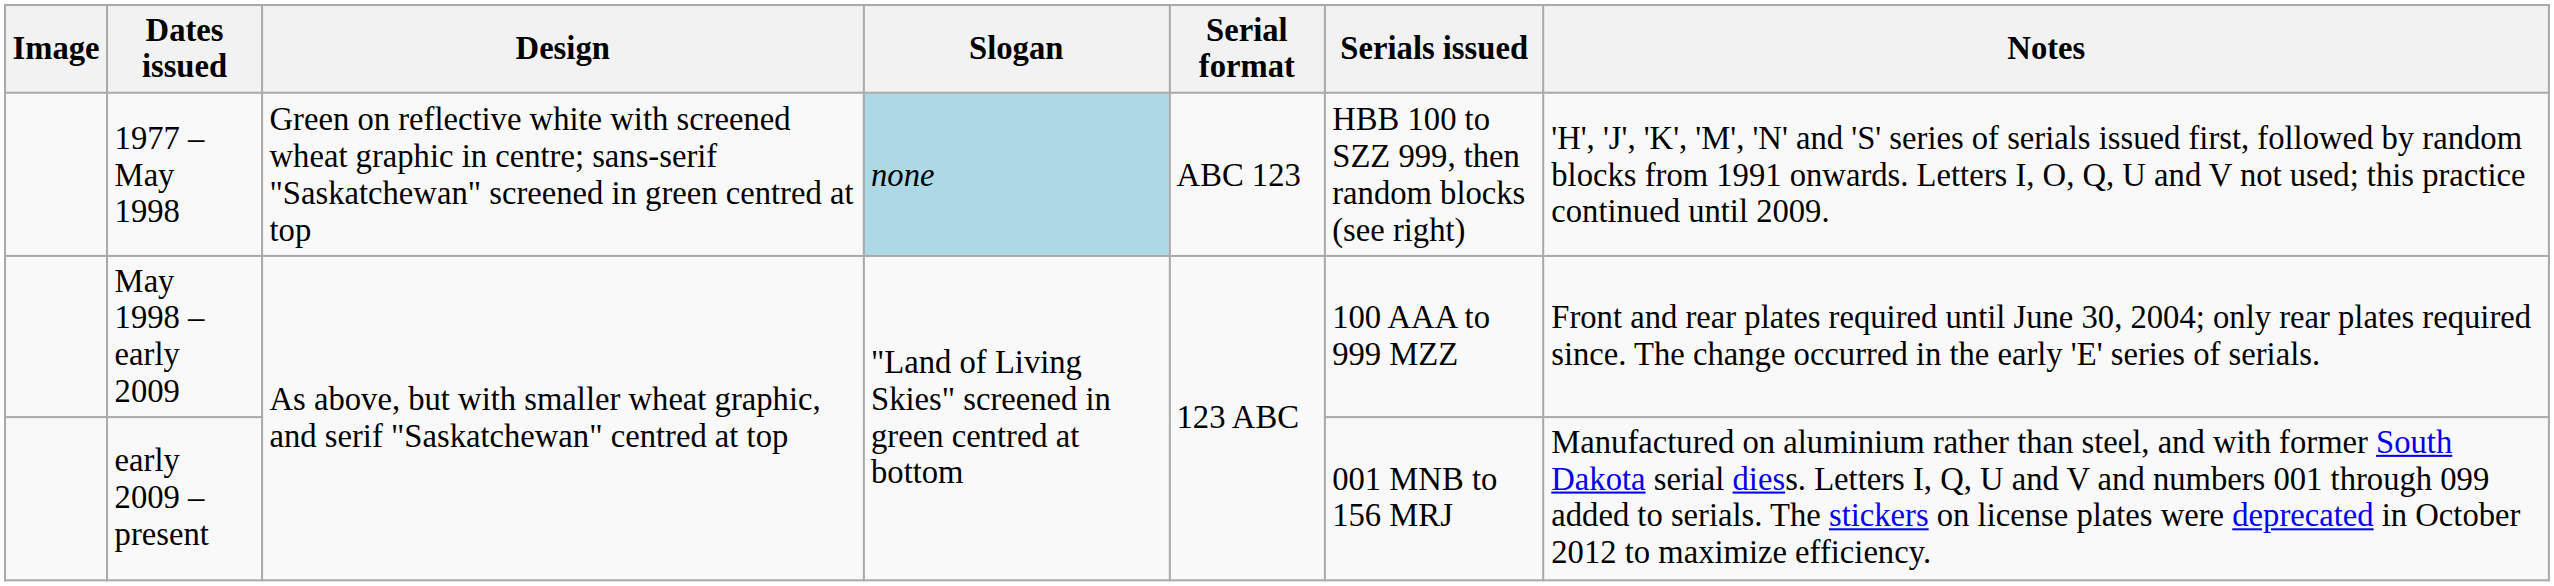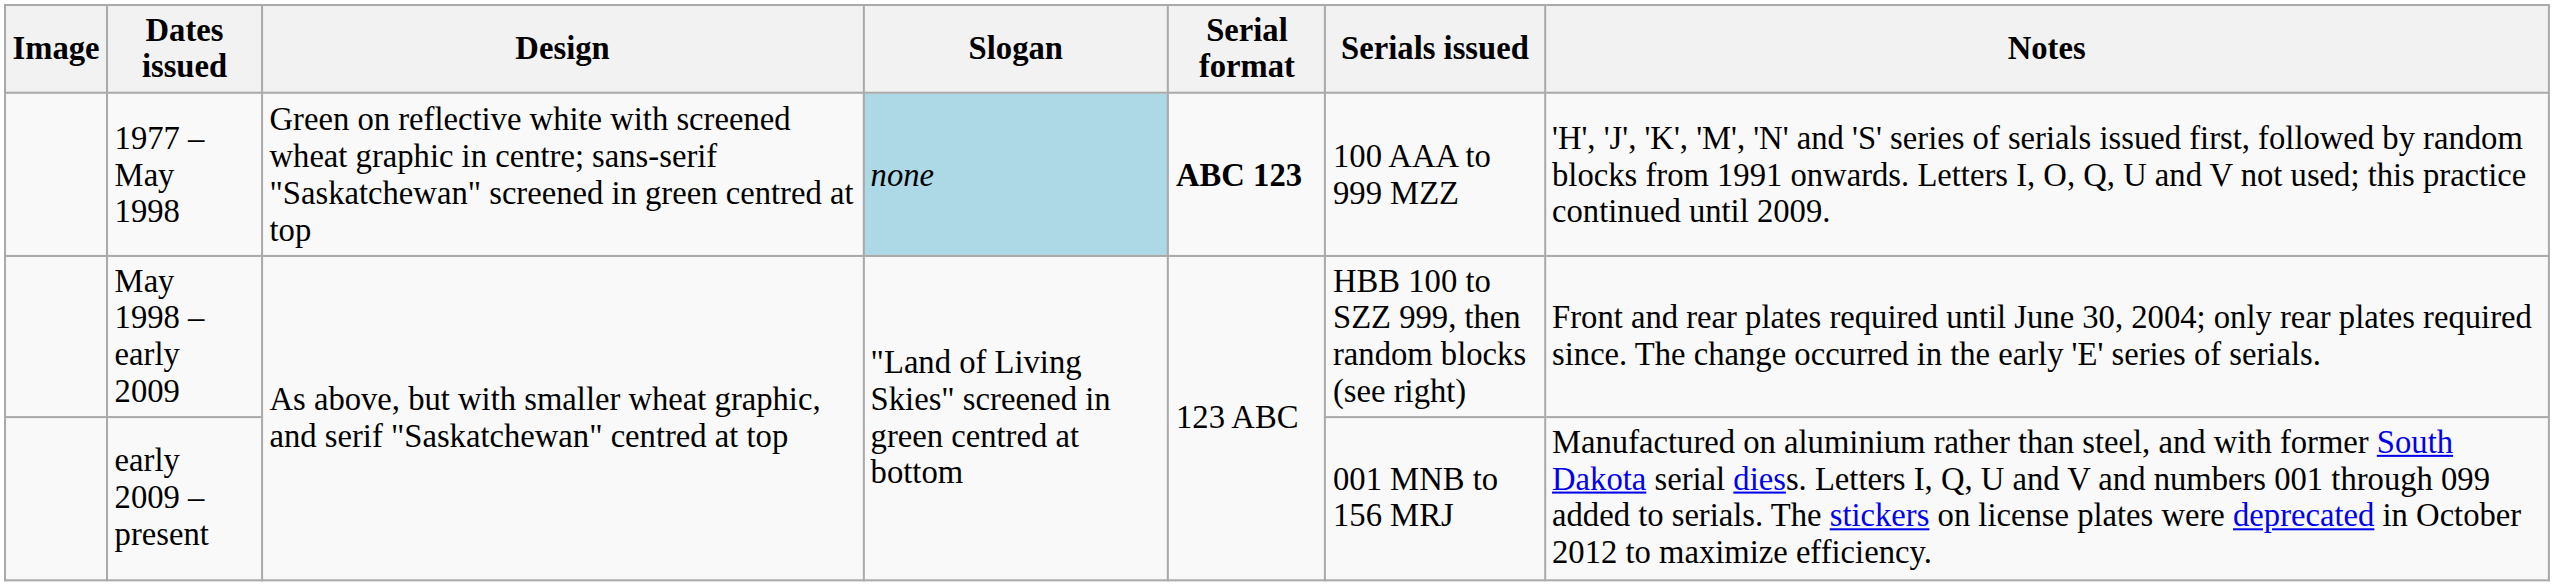(1239, 173) normal -> (1239, 173) bold
(1429, 173) HBB 100 to SZZ 999, then random blocks (see right) -> (1412, 173) 100 AAA to 999 MZZ
(1411, 335) 100 AAA to 999 MZZ -> (1430, 335) HBB 100 to SZZ 999, then random blocks (see right)
